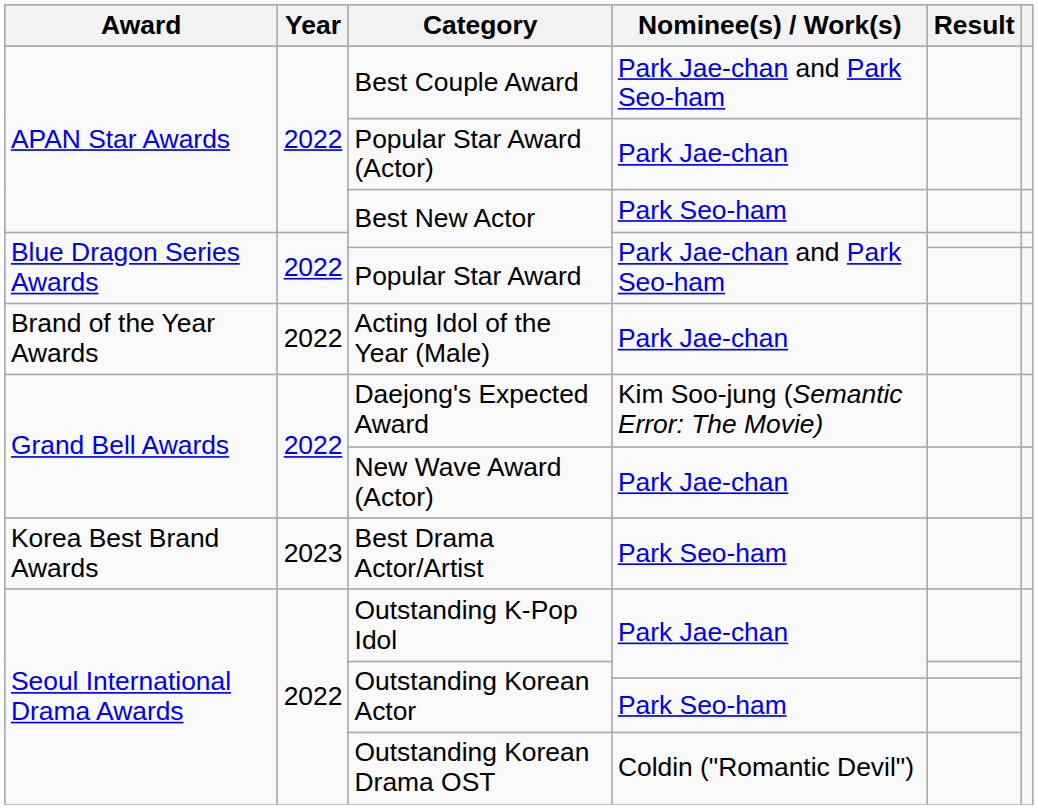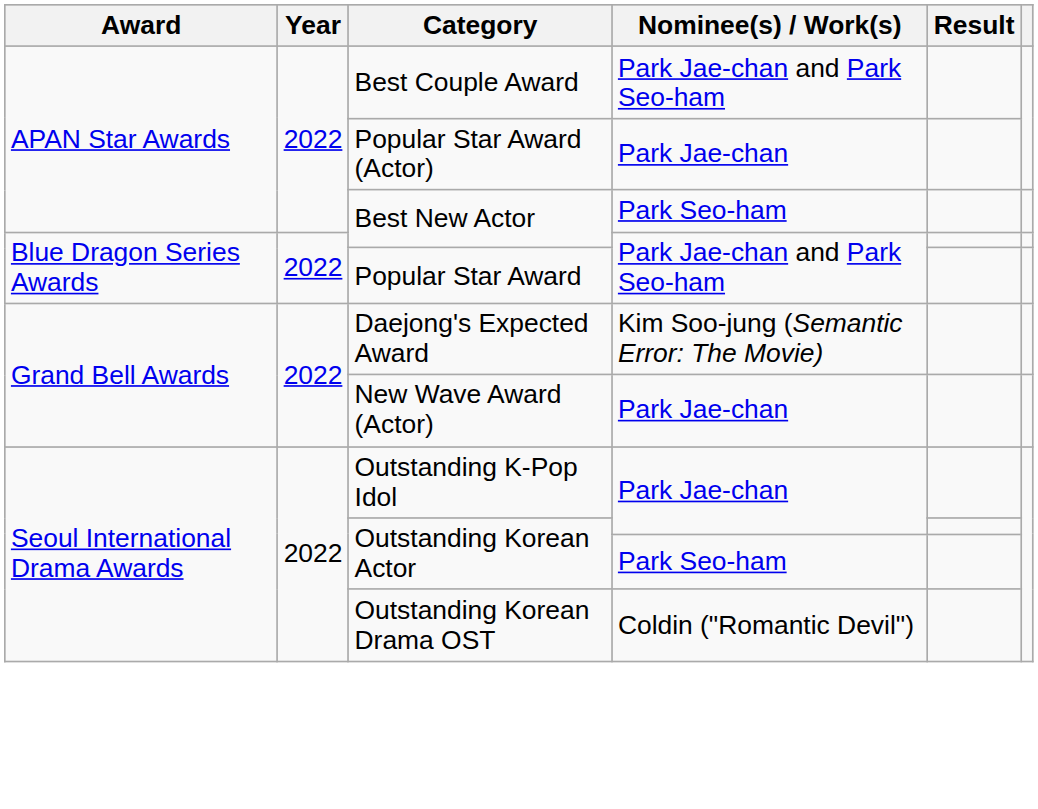- row: (453, 338)
- row: (424, 553)
